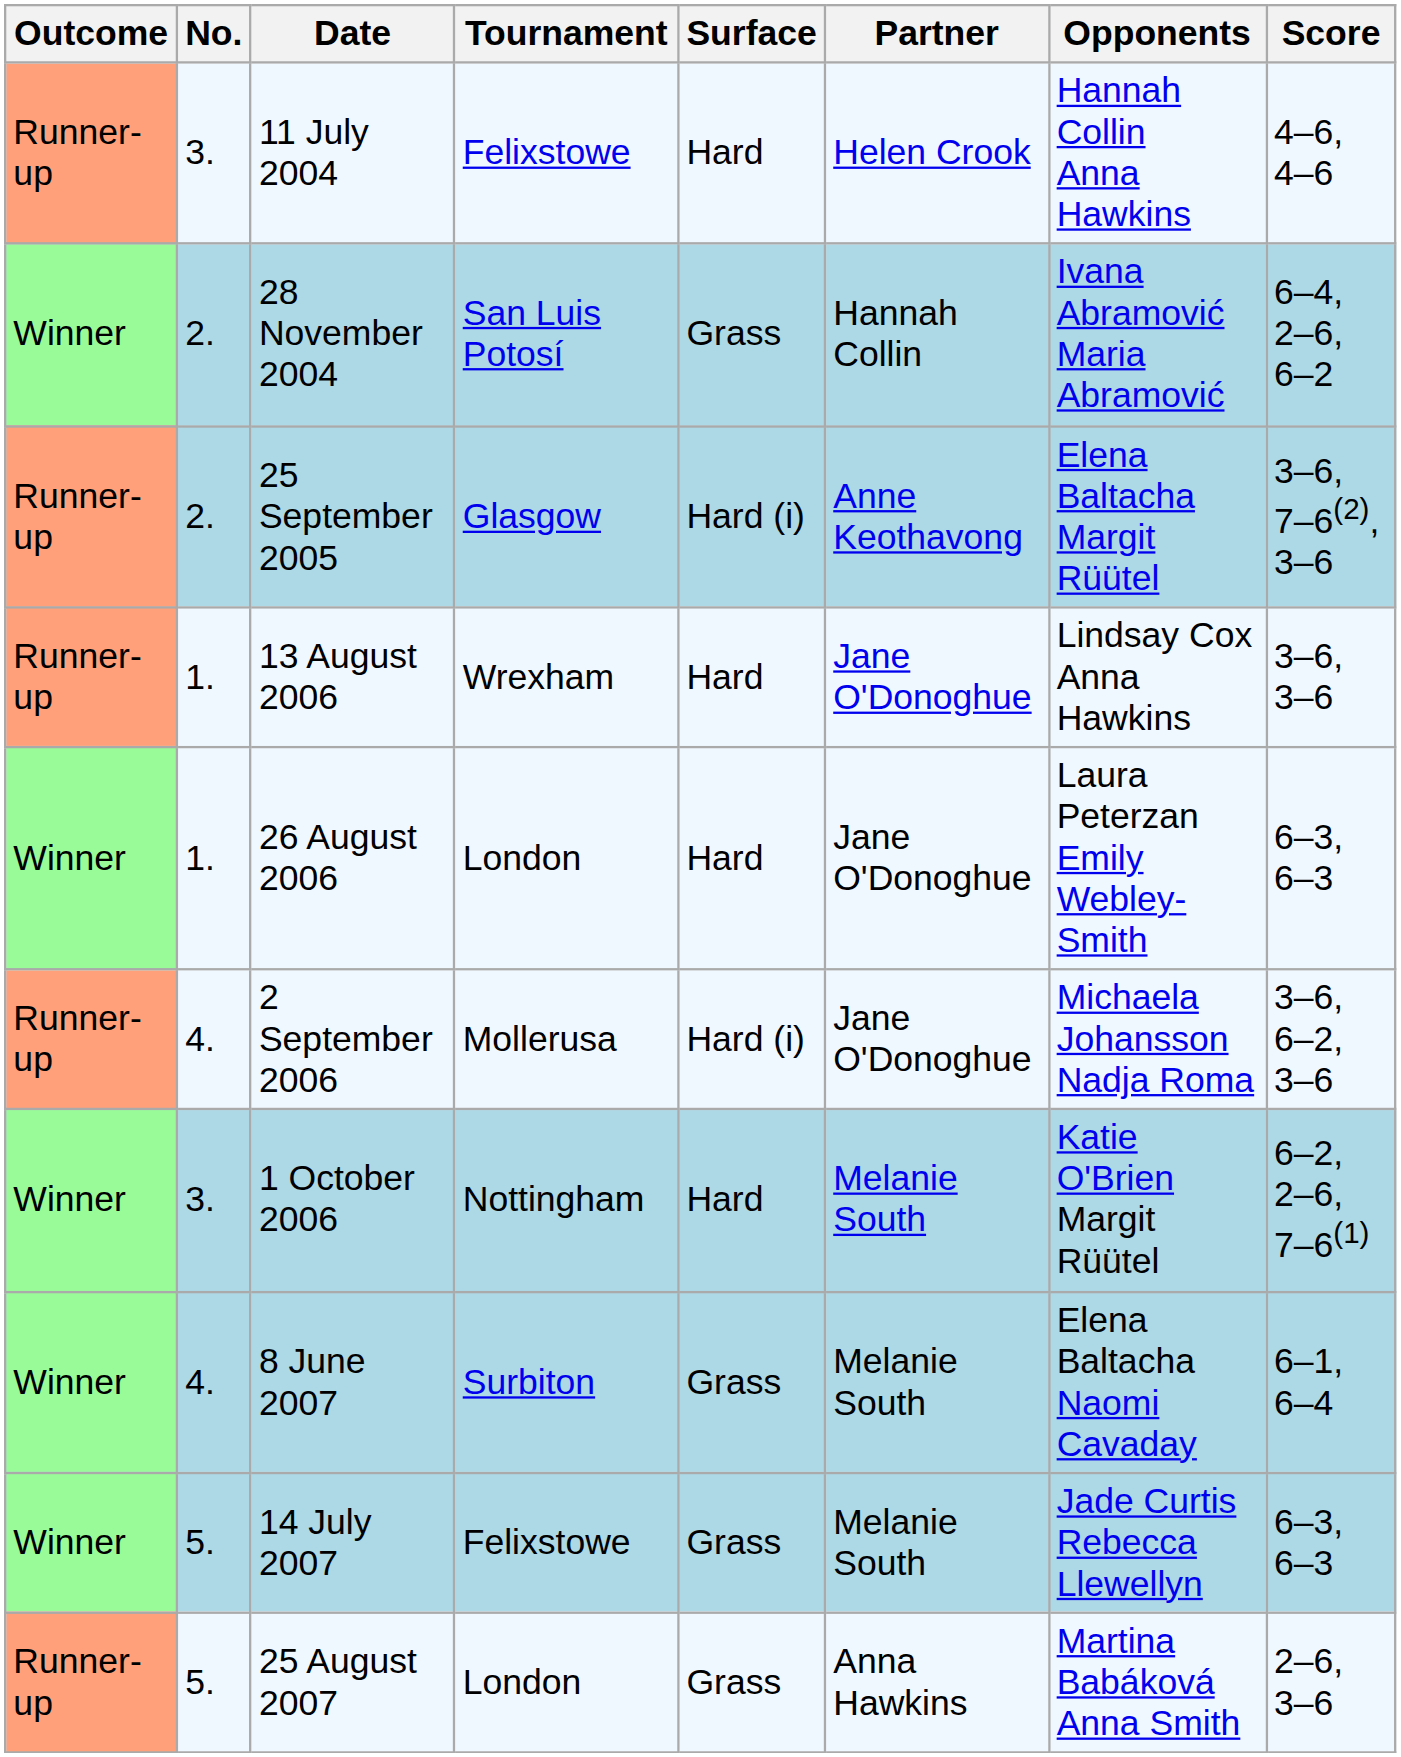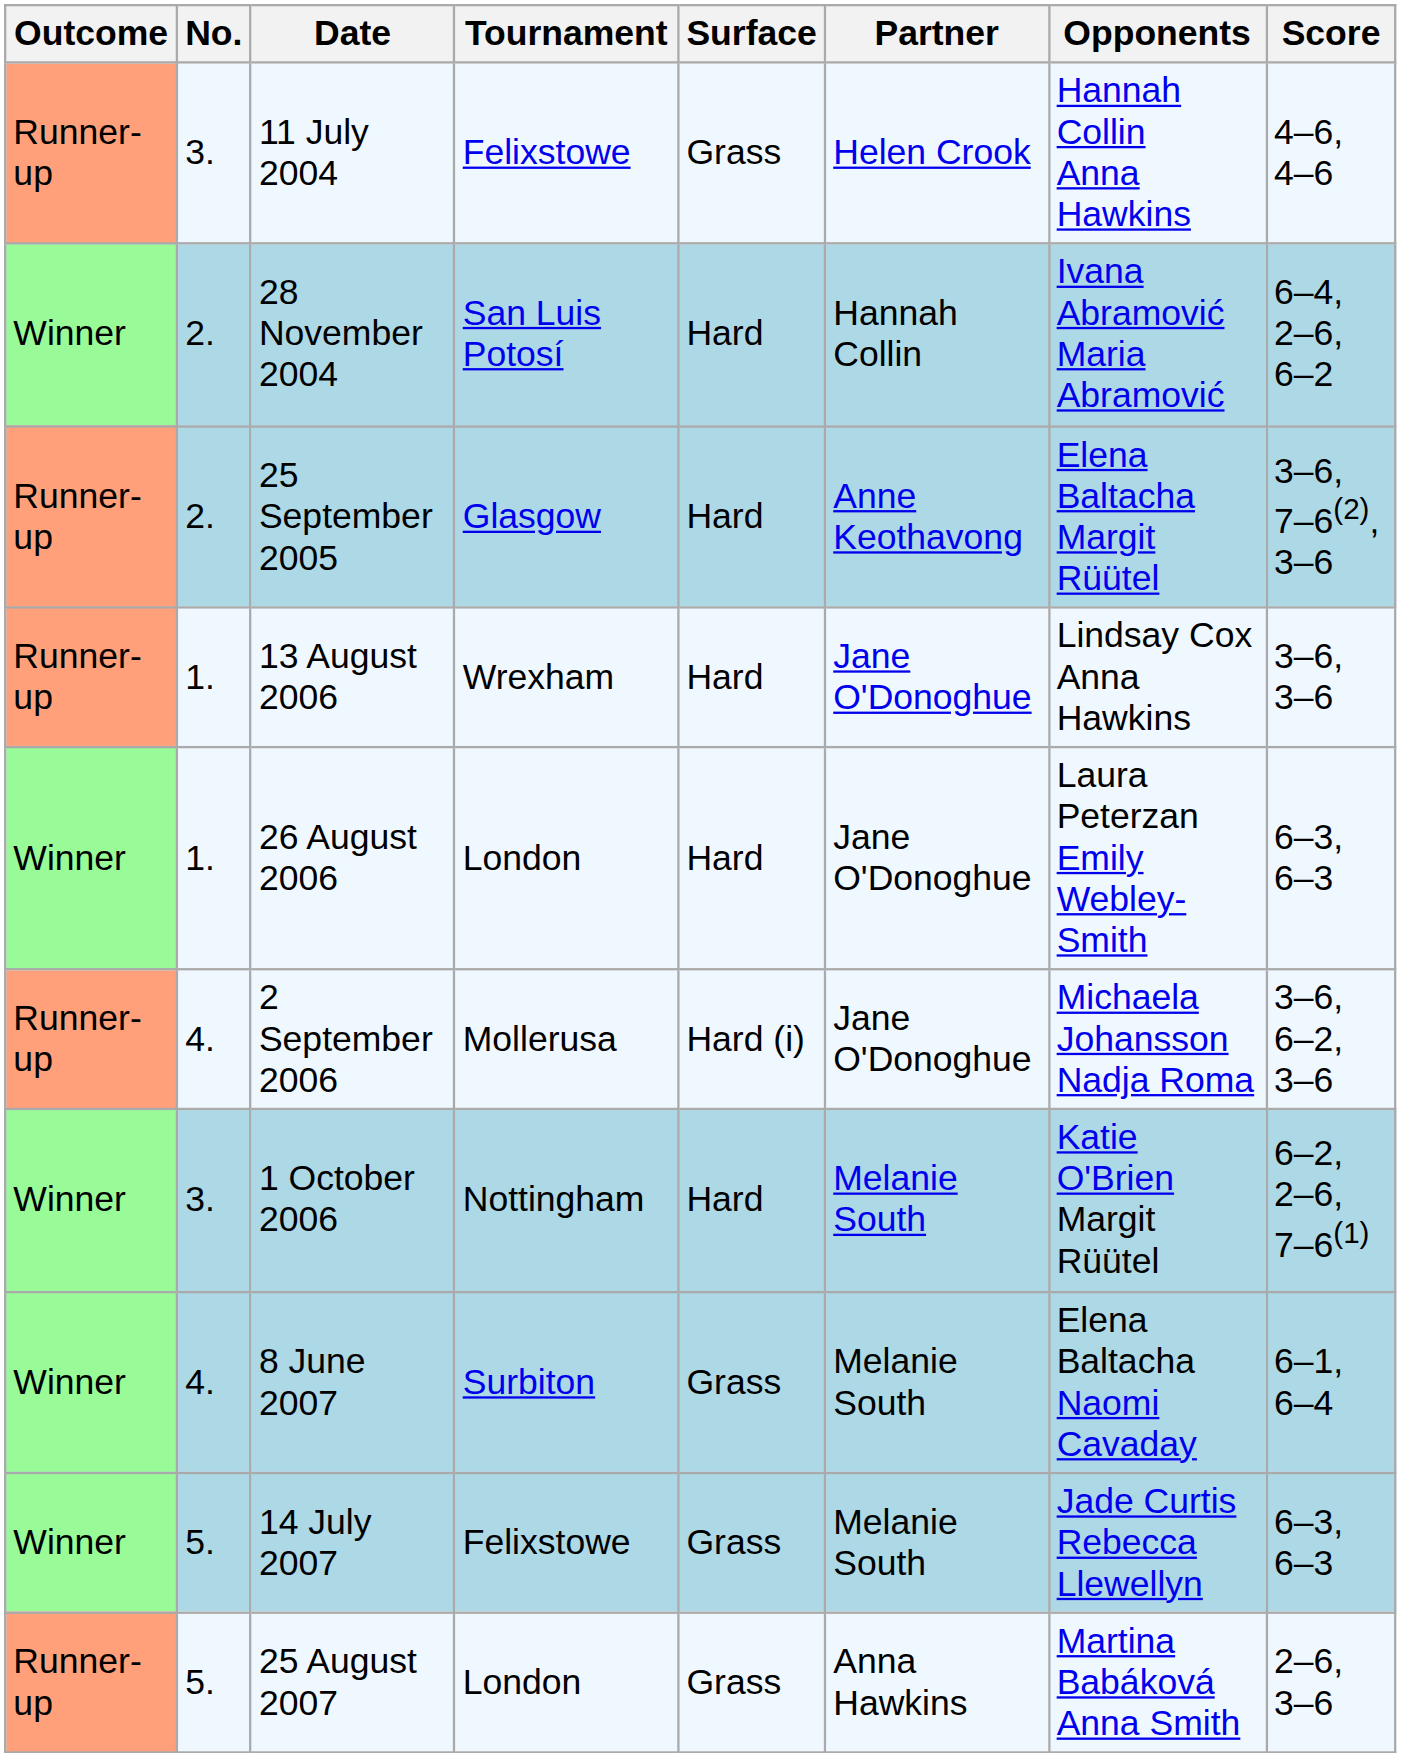(725, 152) Hard -> (734, 152) Grass
(734, 333) Grass -> (725, 333) Hard
(746, 515) Hard (i) -> (725, 515) Hard
